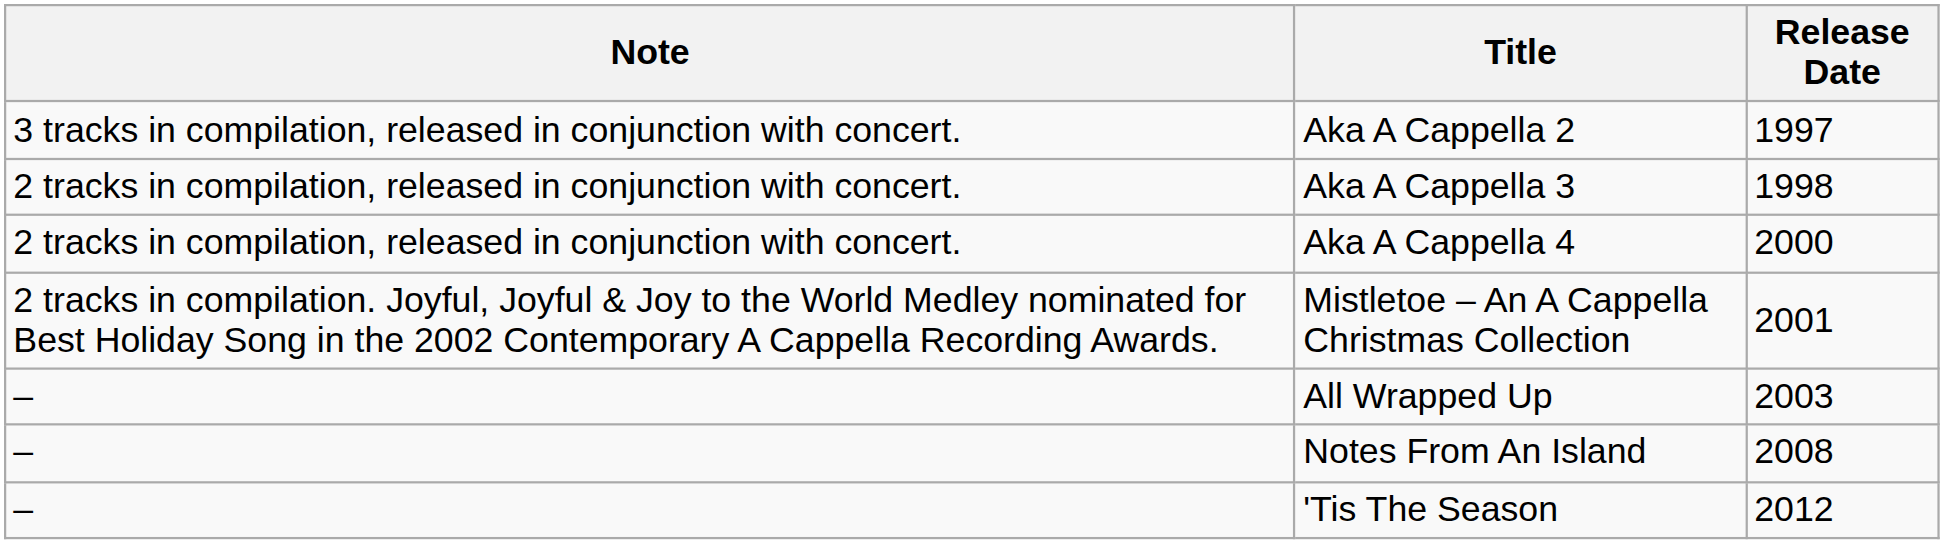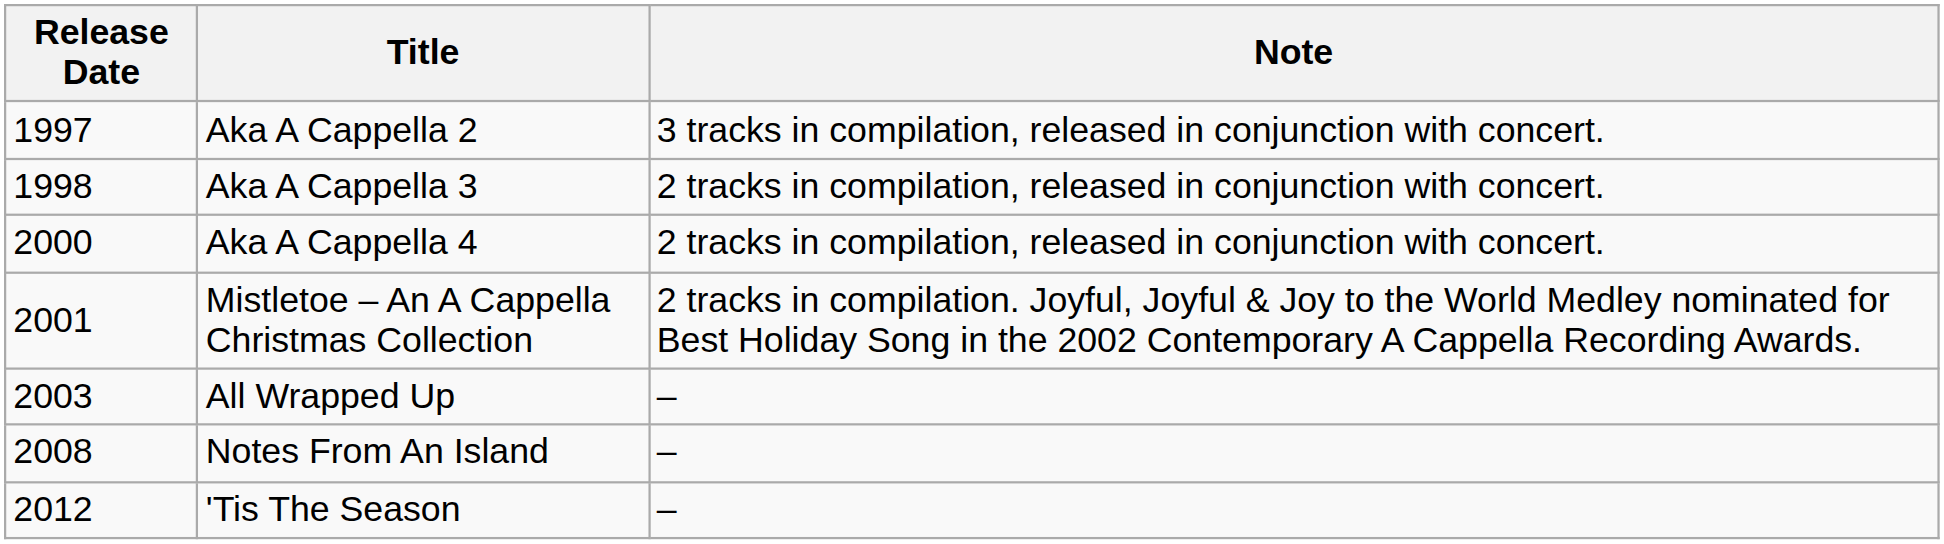columns swapped: (1842, 52) <-> (650, 52)
